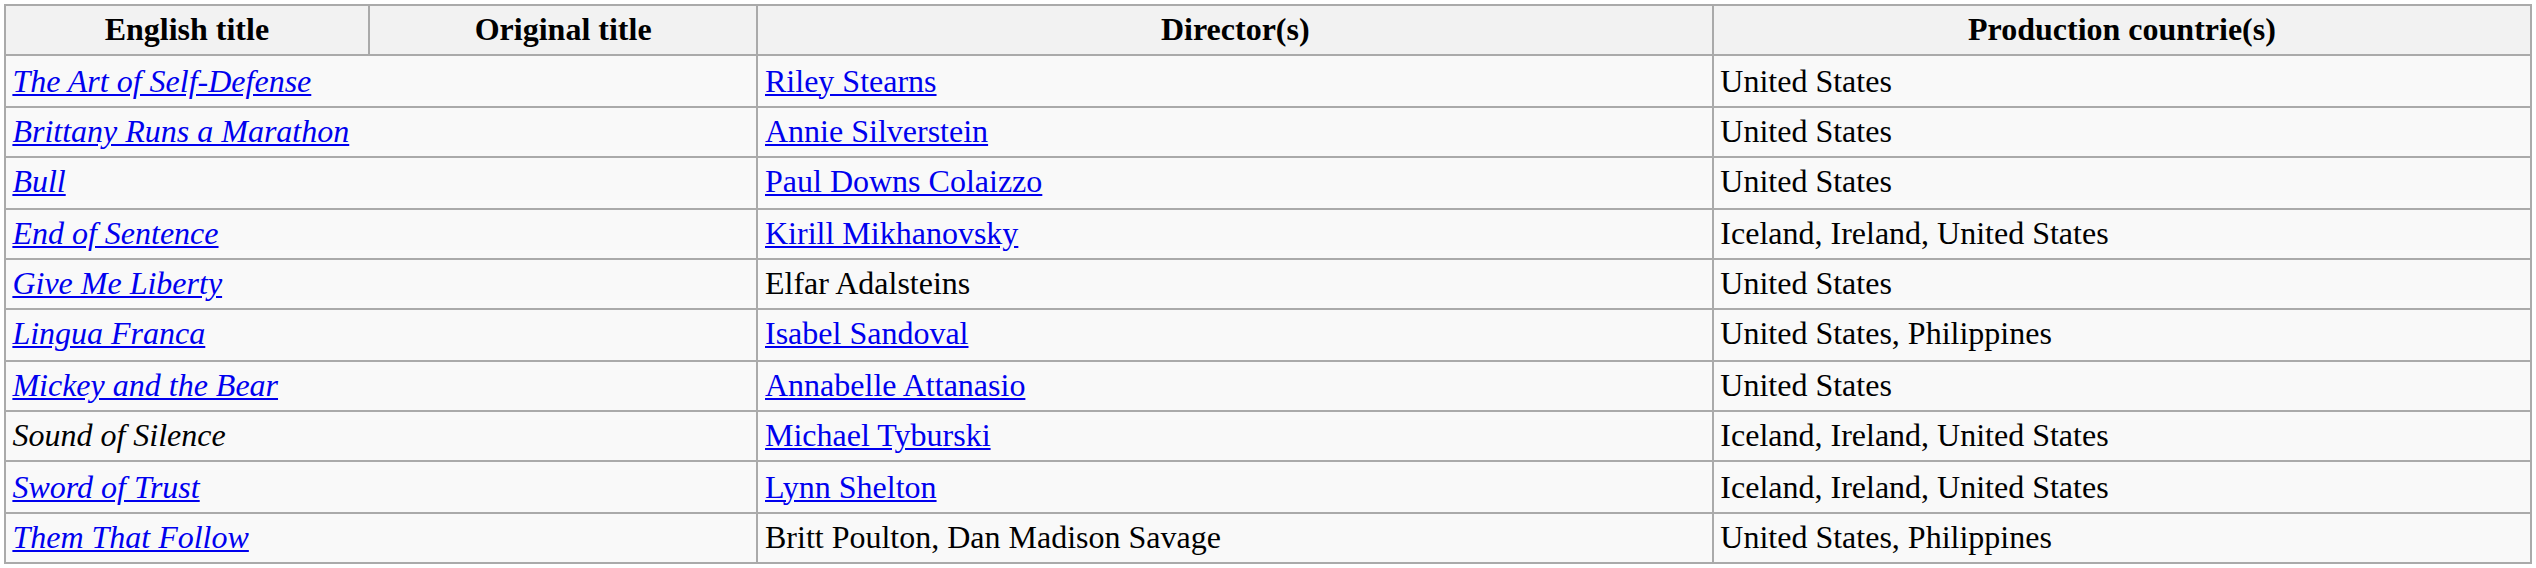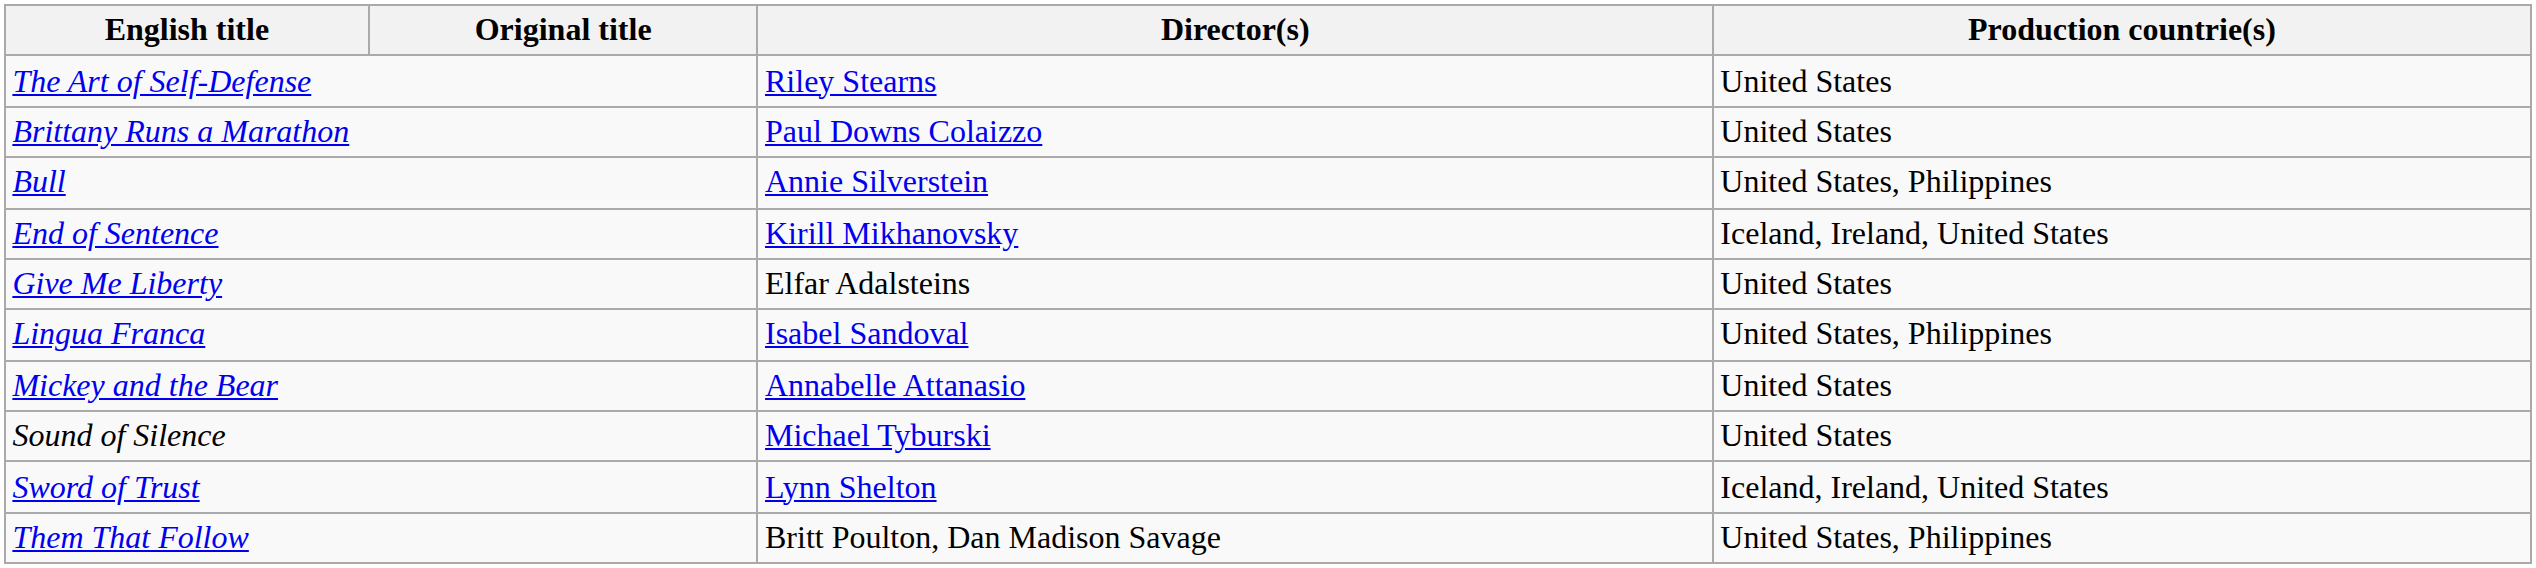(877, 131) Annie Silverstein -> (904, 131) Paul Downs Colaizzo
(904, 182) Paul Downs Colaizzo -> (877, 182) Annie Silverstein
(1806, 182) United States -> (1886, 182) United States, Philippines
(1914, 435) Iceland, Ireland, United States -> (1806, 435) United States
